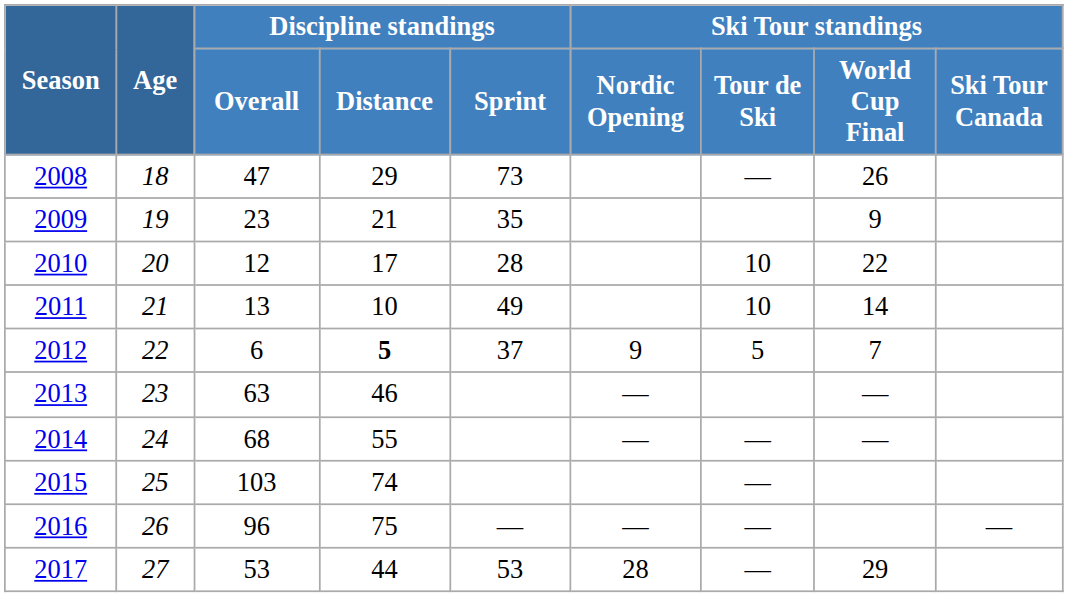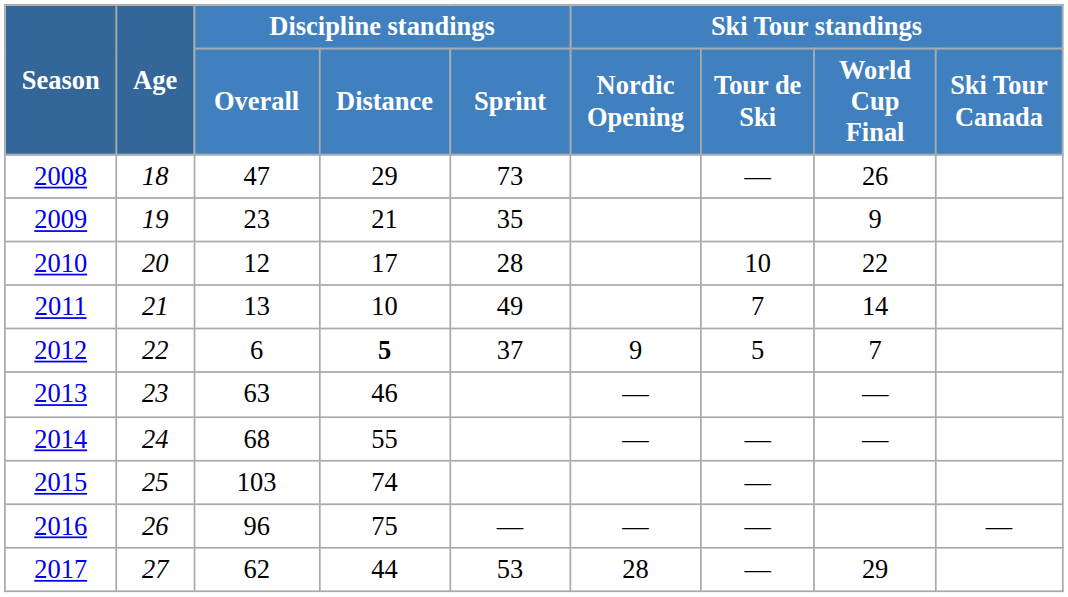(758, 307) 10 -> (758, 307) 7
(257, 568) 53 -> (257, 568) 62
